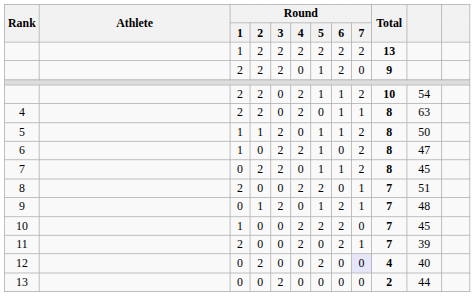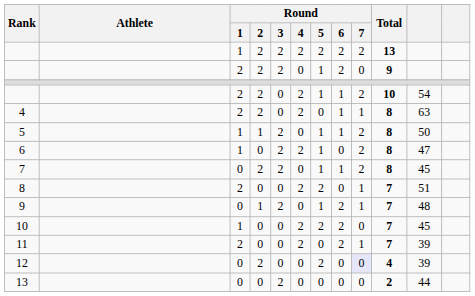(424, 263) 40 -> (424, 263) 39
